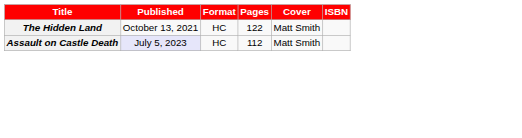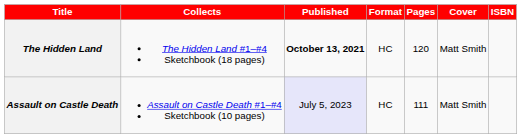+ column: (202, 12)
(160, 27) normal -> (325, 48) bold
(255, 27) 122 -> (421, 48) 120
(255, 43) 112 -> (421, 105) 111
